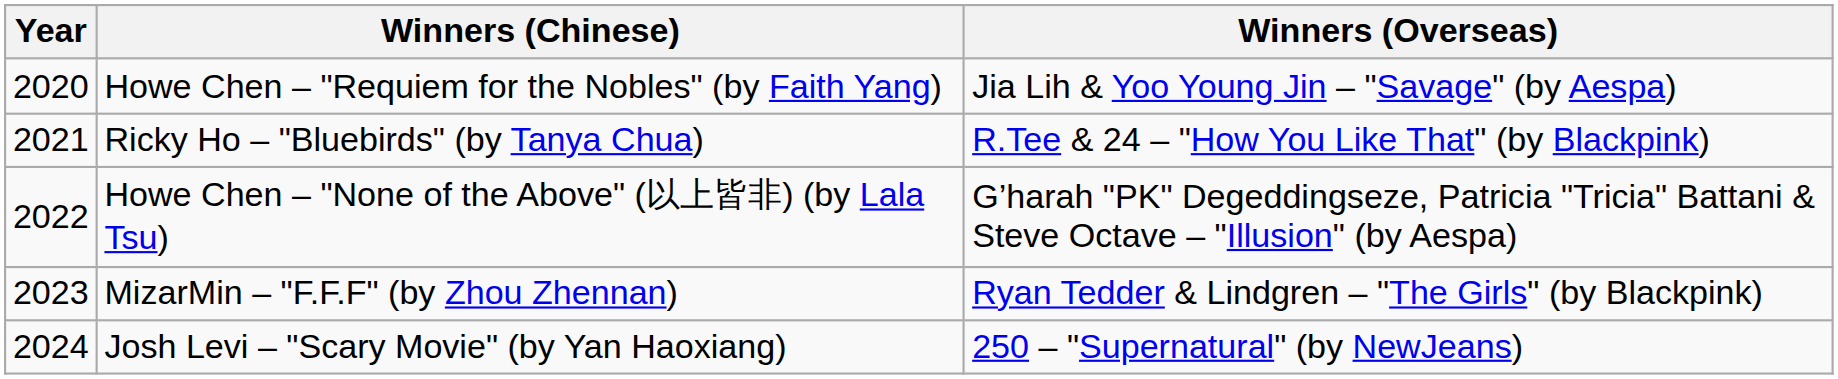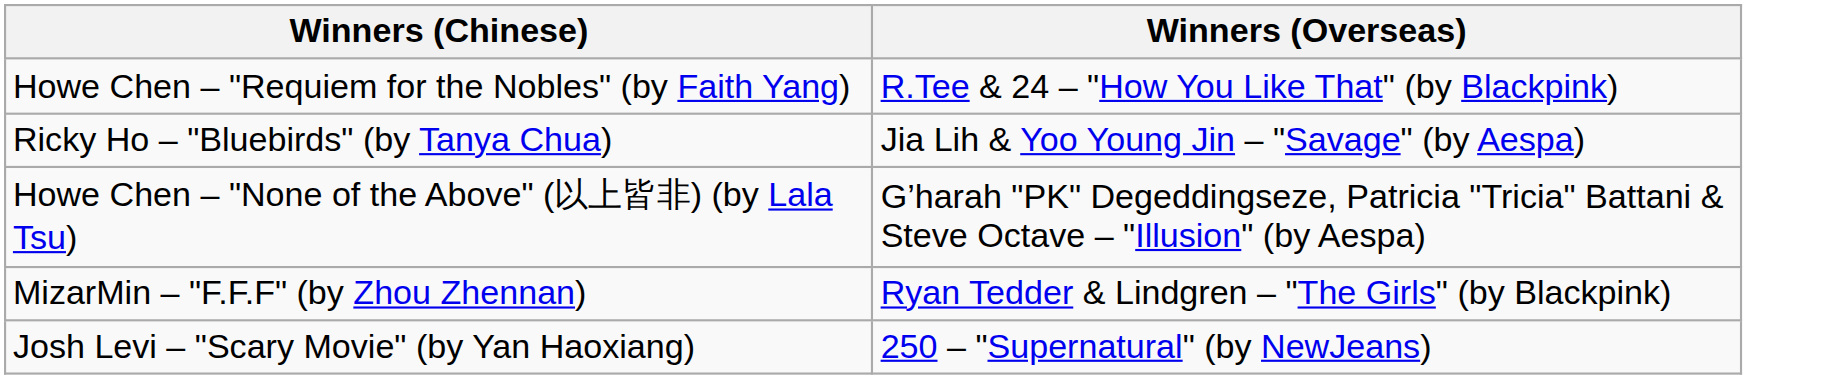- column: (51, 31)
(1324, 85) Jia Lih & Yoo Young Jin – "Savage" (by Aespa) -> (1250, 85) R.Tee & 24 – "How You Like That" (by Blackpink)
(1341, 139) R.Tee & 24 – "How You Like That" (by Blackpink) -> (1233, 139) Jia Lih & Yoo Young Jin – "Savage" (by Aespa)
